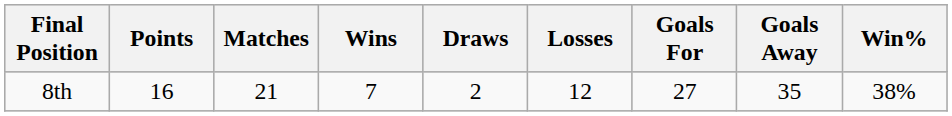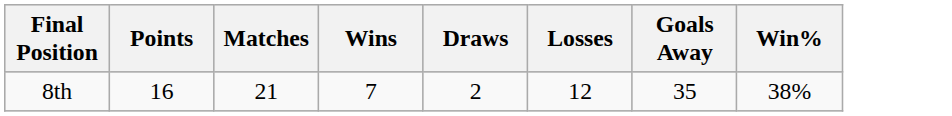- column: (685, 38)
